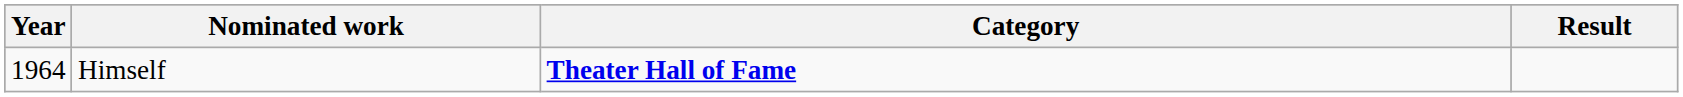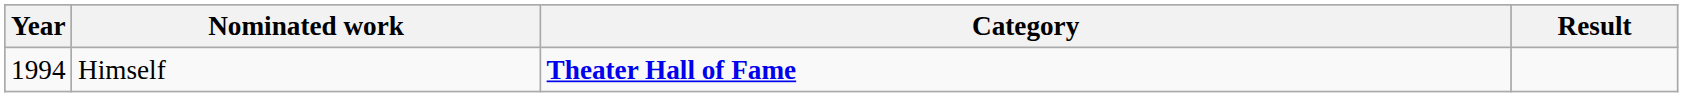(38, 69) 1964 -> (38, 69) 1994
